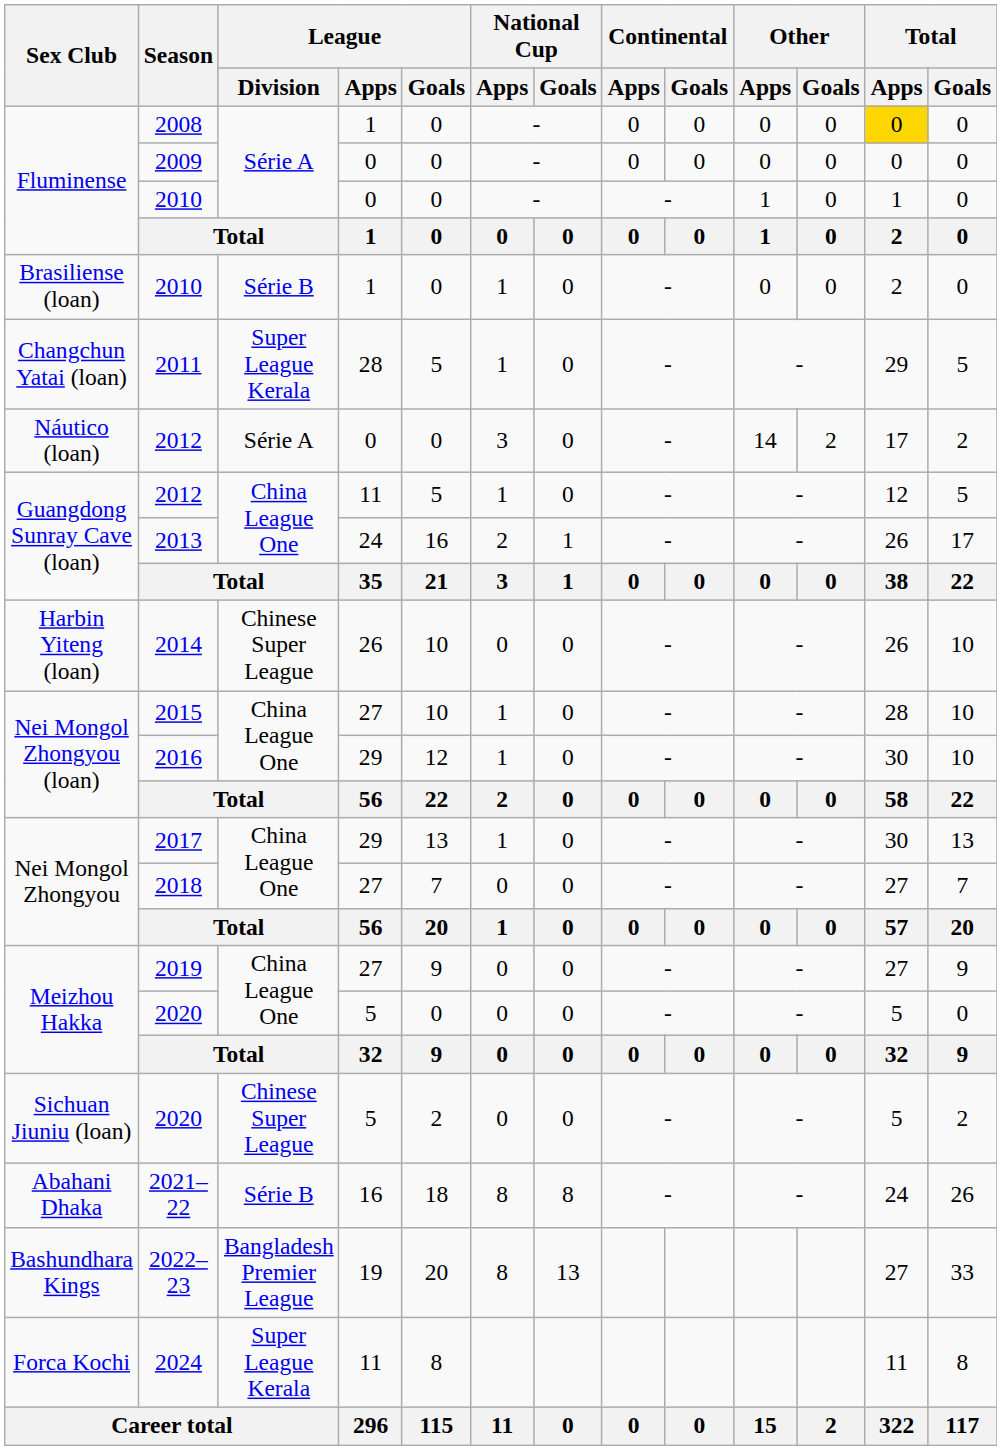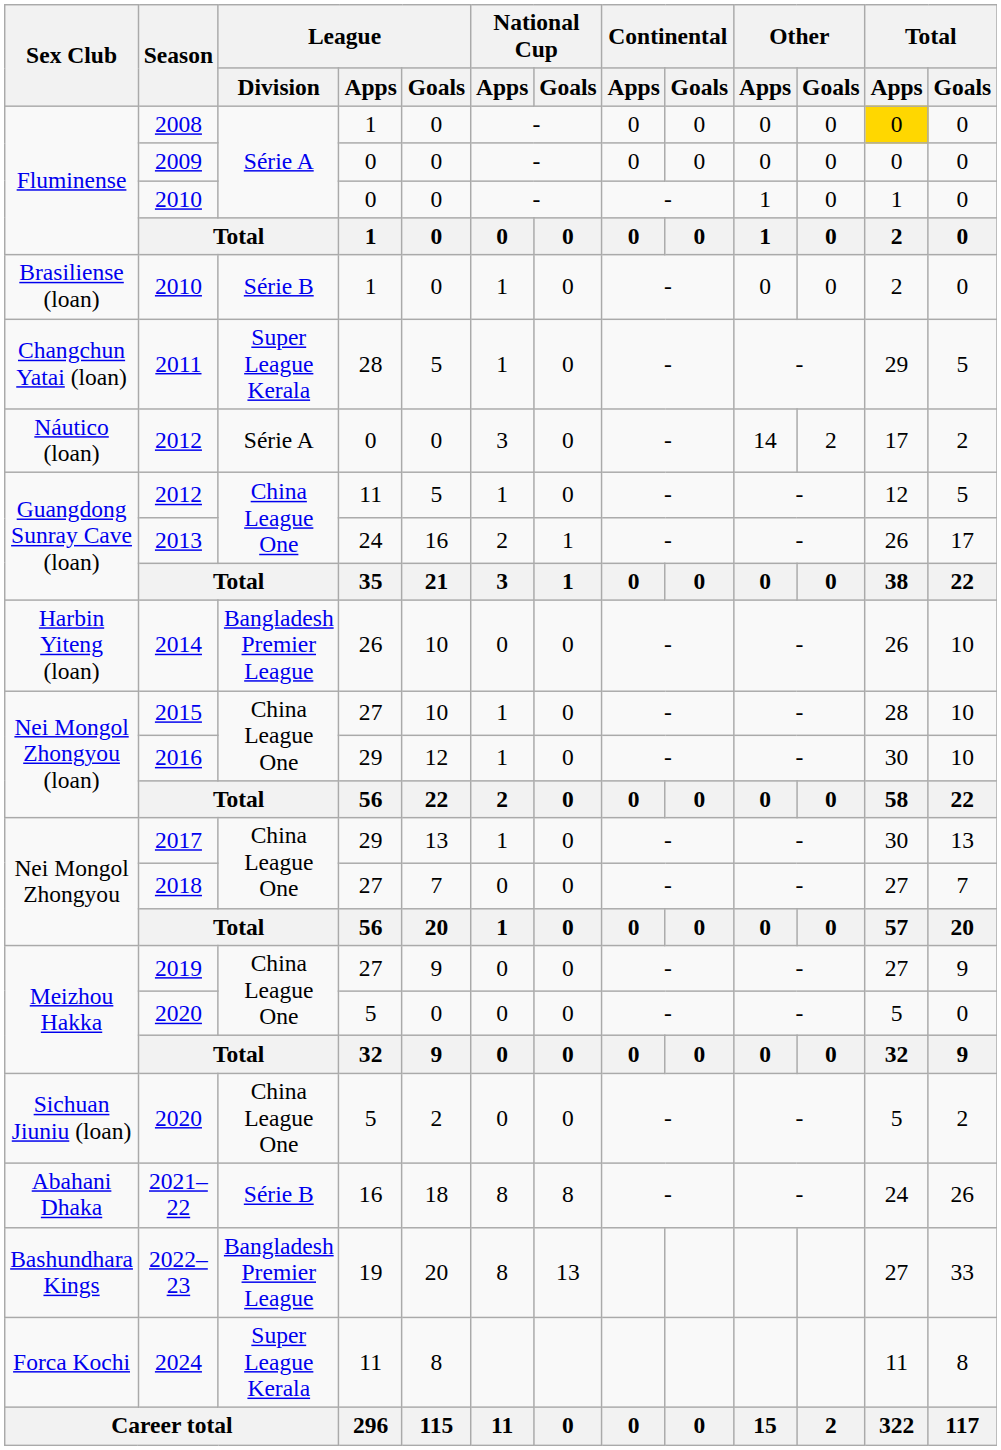(279, 645) Chinese Super League -> (279, 645) Bangladesh Premier League
(279, 1117) Chinese Super League -> (279, 1117) China League One
